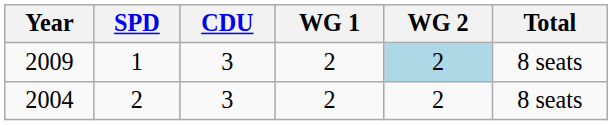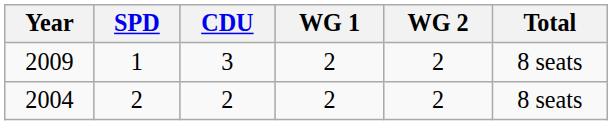(438, 61) lightblue background -> (438, 61) no background
(227, 100) 3 -> (227, 100) 2
